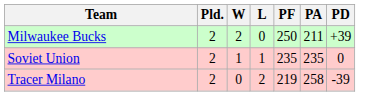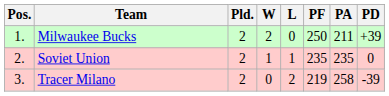+ column: (19, 15)
